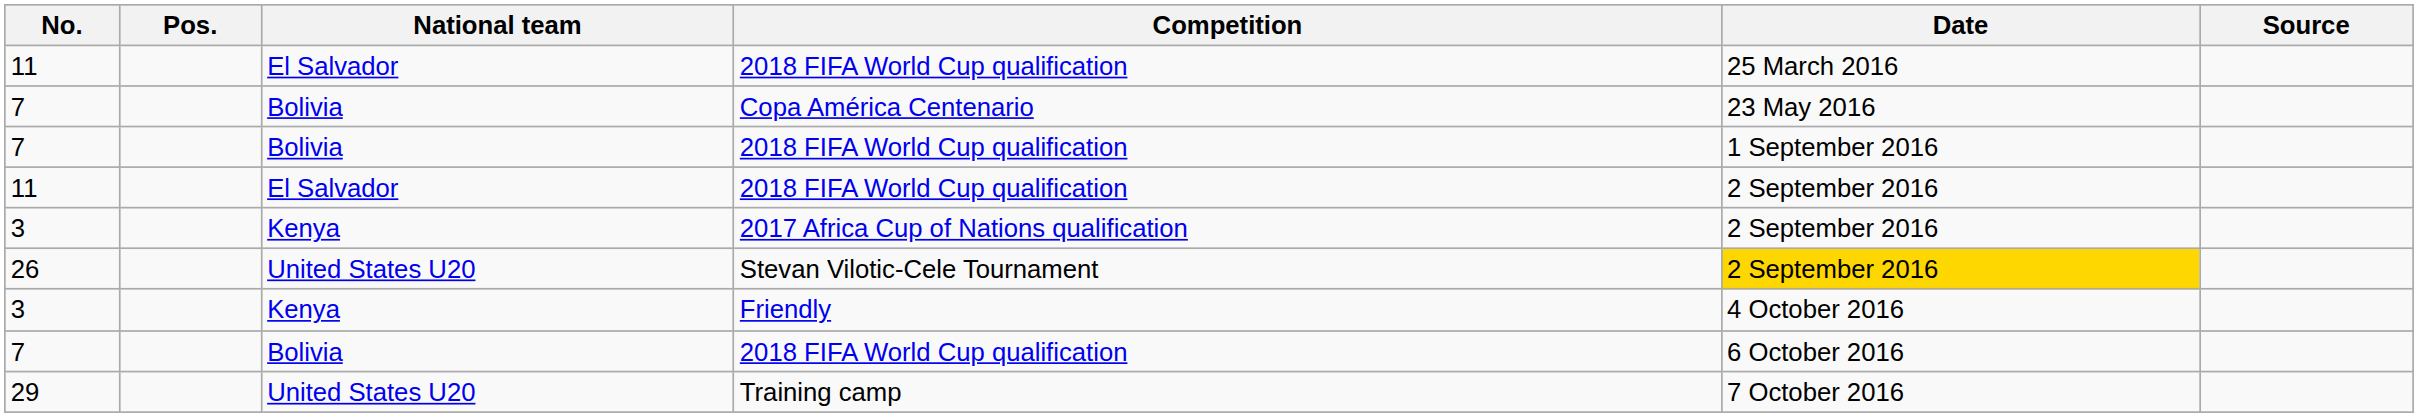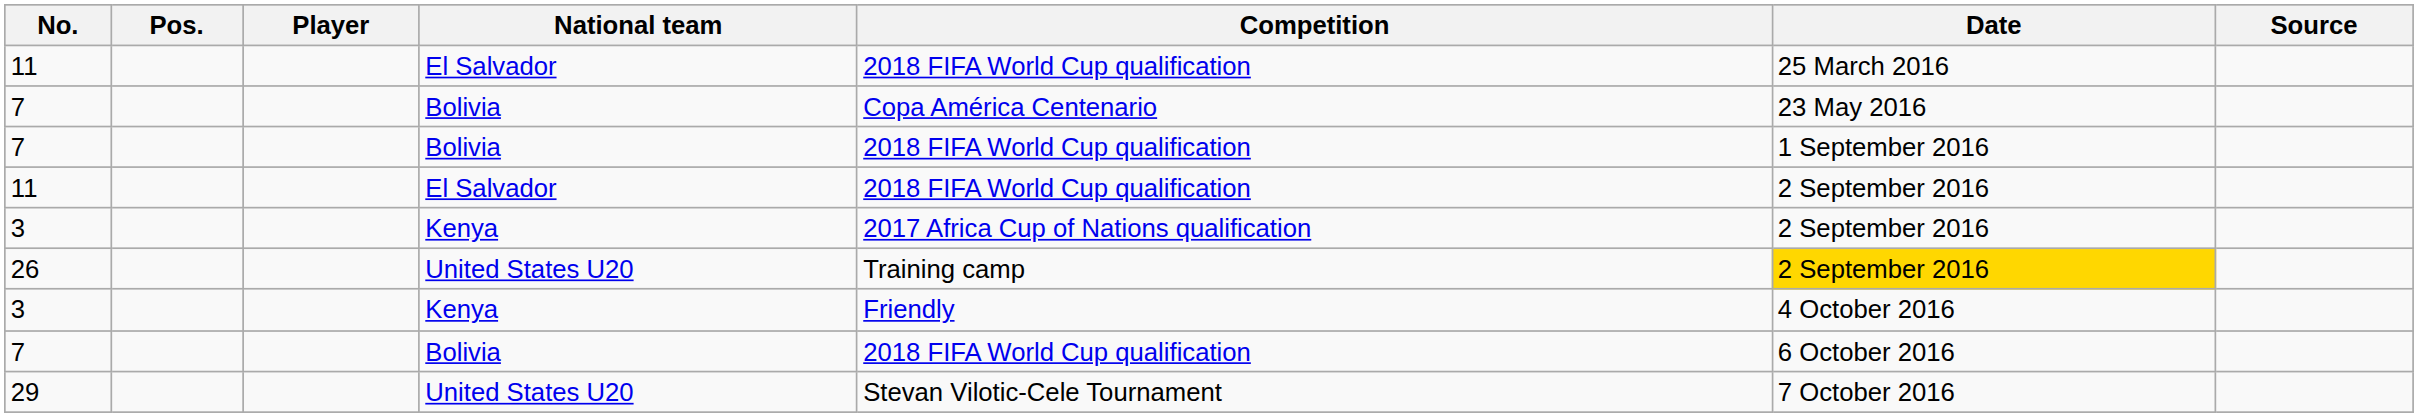+ column: (331, 25)
(919, 269) Stevan Vilotic-Cele Tournament -> (944, 269) Training camp
(821, 391) Training camp -> (1043, 391) Stevan Vilotic-Cele Tournament
